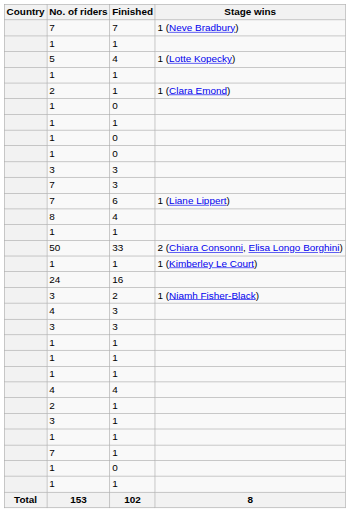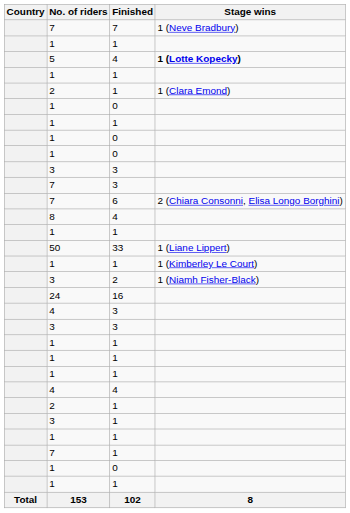(196, 59) normal -> (199, 59) bold
(194, 201) 1 (Liane Lippert) -> (250, 201) 2 (Chiara Consonni, Elisa Longo Borghini)
(250, 248) 2 (Chiara Consonni, Elisa Longo Borghini) -> (194, 248) 1 (Liane Lippert)
rows swapped: (55, 279) <-> (52, 295)
